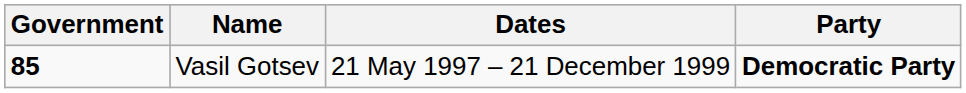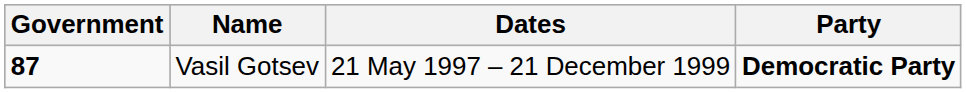(25, 66) 85 -> (25, 66) 87
